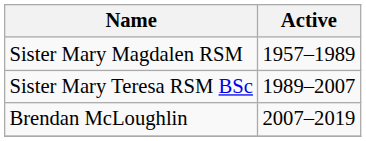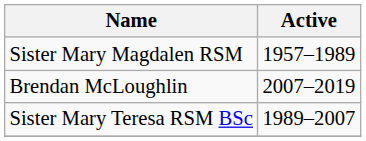rows swapped: (131, 86) <-> (99, 119)
